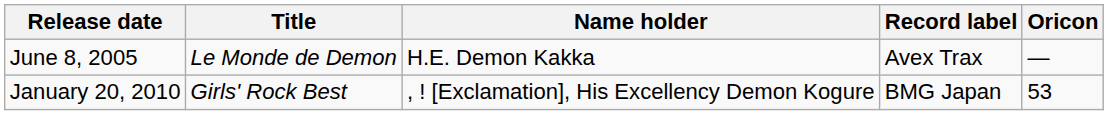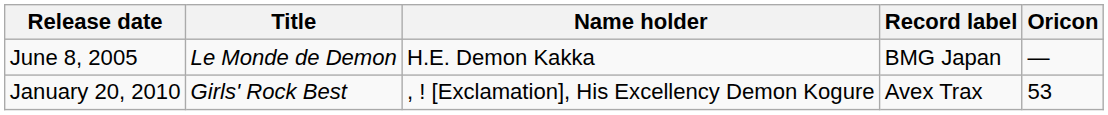(934, 57) Avex Trax -> (943, 57) BMG Japan
(943, 92) BMG Japan -> (934, 92) Avex Trax
